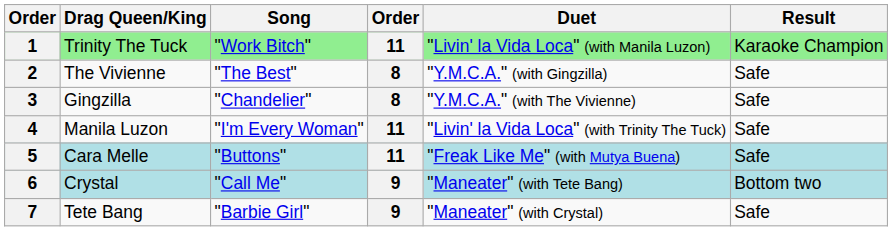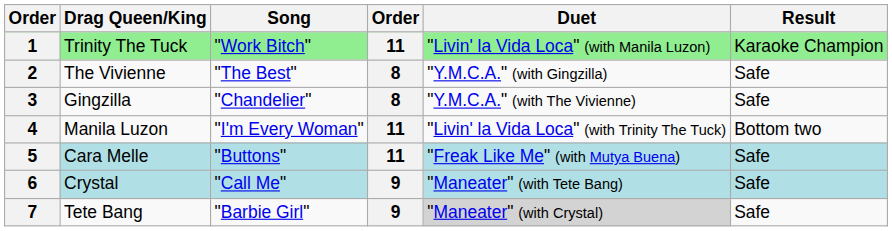(752, 128) Safe -> (778, 128) Bottom two
(778, 184) Bottom two -> (752, 184) Safe
(515, 211) no background -> (515, 211) lightgrey background
